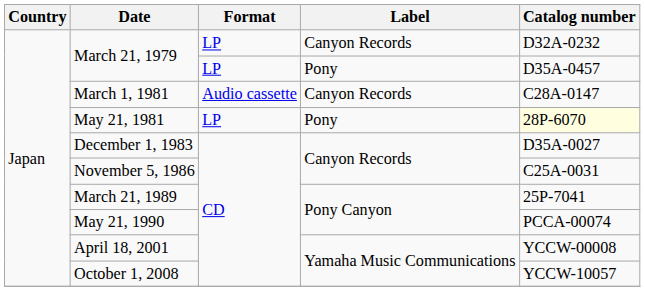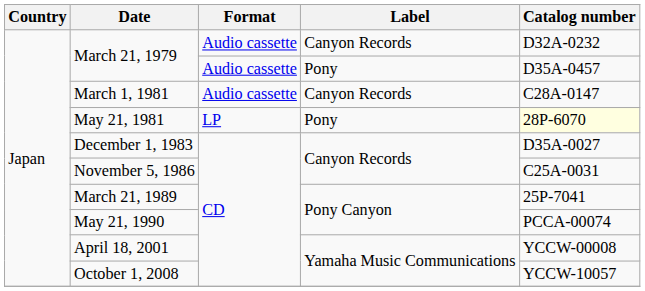(212, 42) LP -> (250, 42) Audio cassette
(212, 68) LP -> (250, 68) Audio cassette
